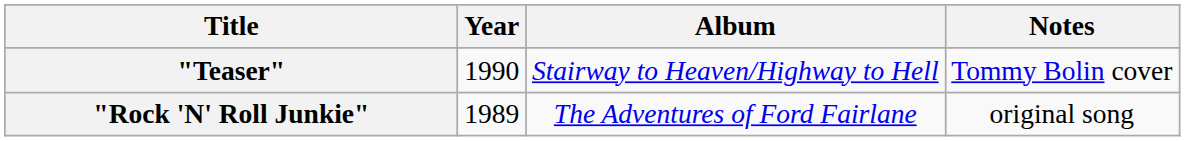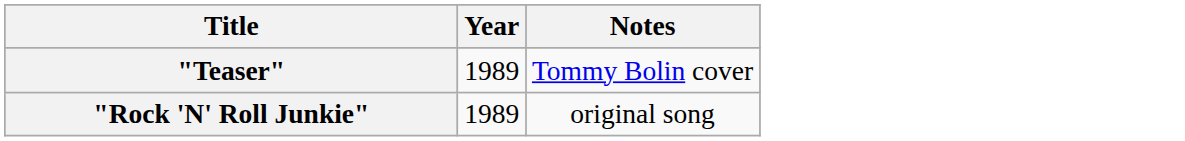- column: (735, 26)
(492, 69) 1990 -> (492, 69) 1989
